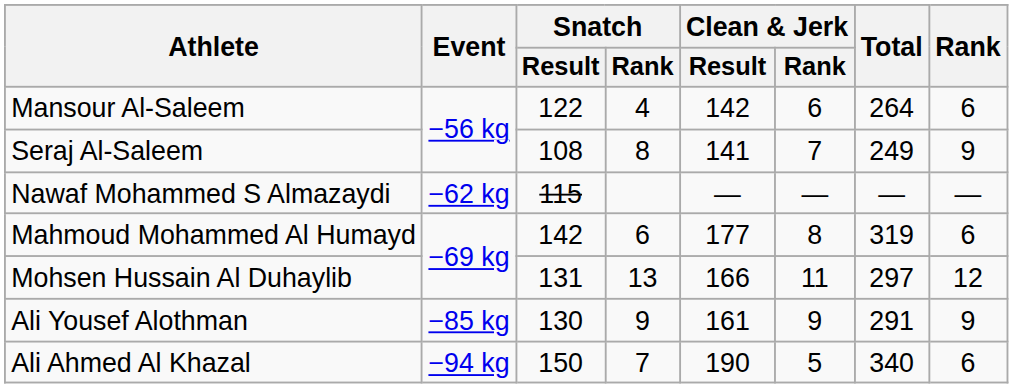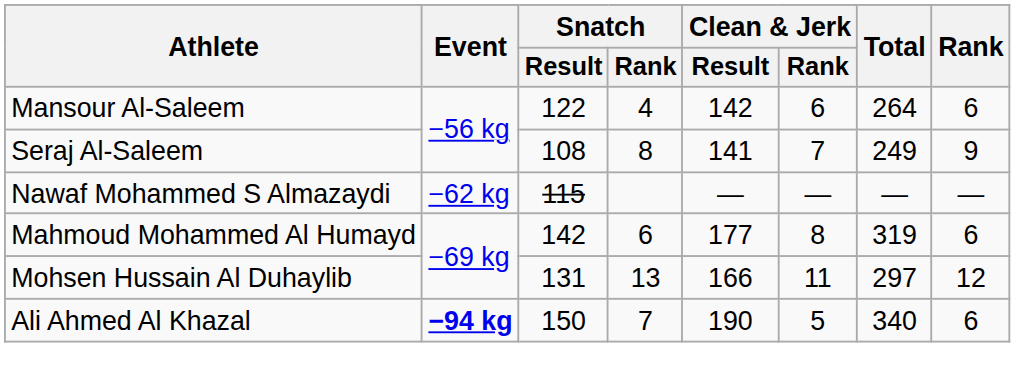- row: (130, 320)
(469, 363) normal -> (470, 320) bold
